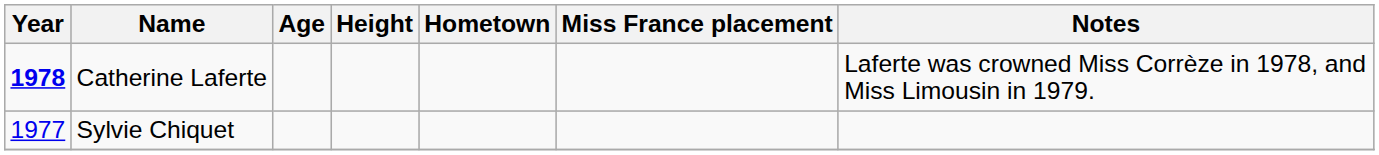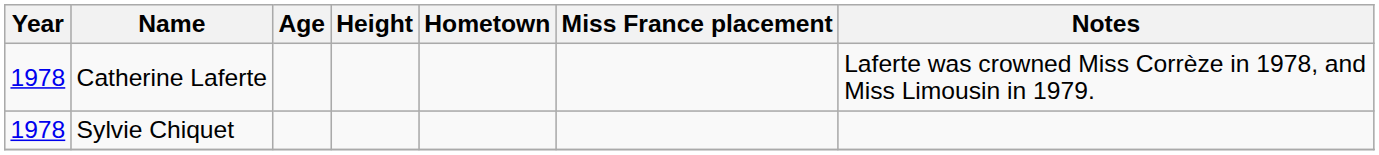(38, 76) bold -> (38, 76) normal
(38, 129) 1977 -> (38, 129) 1978
